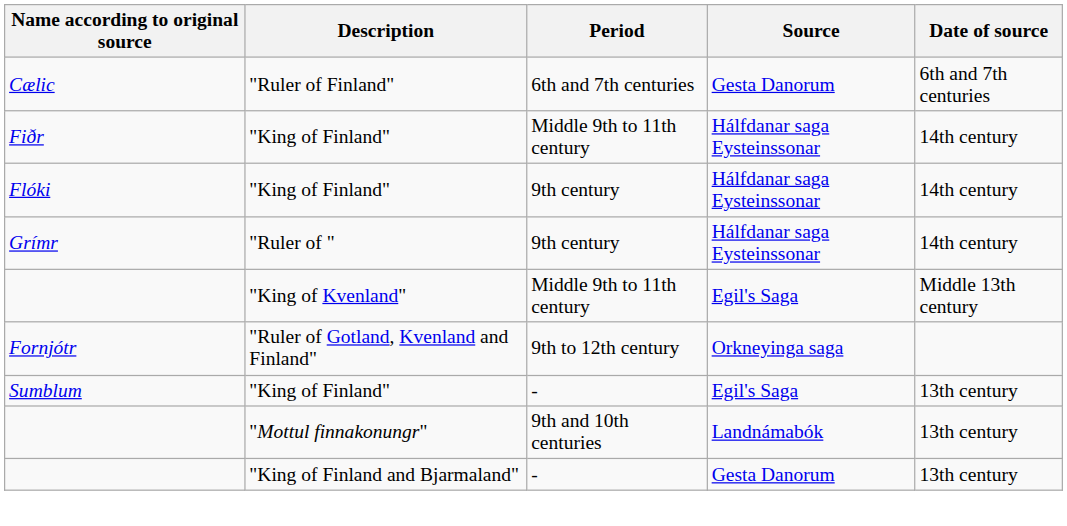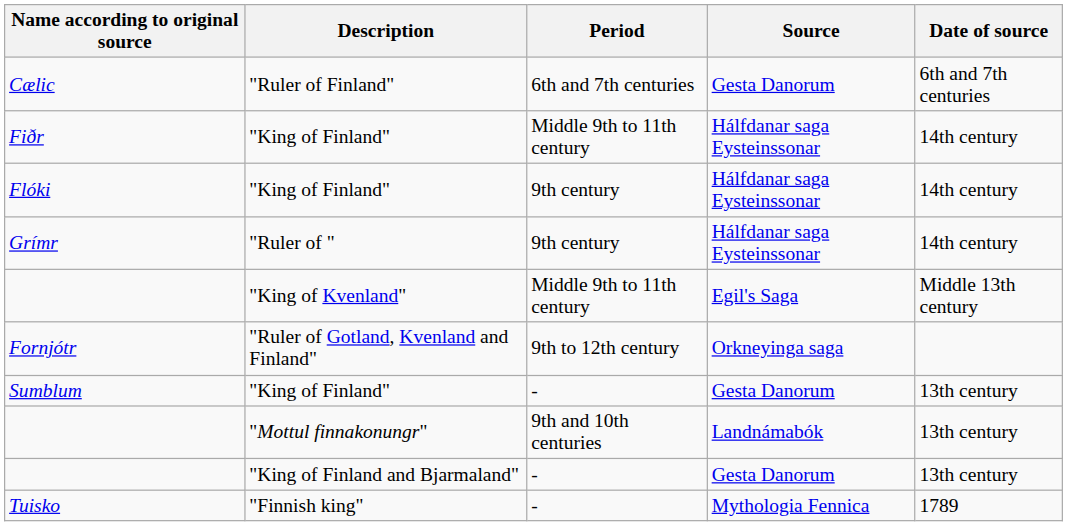(755, 390) Egil's Saga -> (773, 390) Gesta Danorum
+ row: (35, 505)
